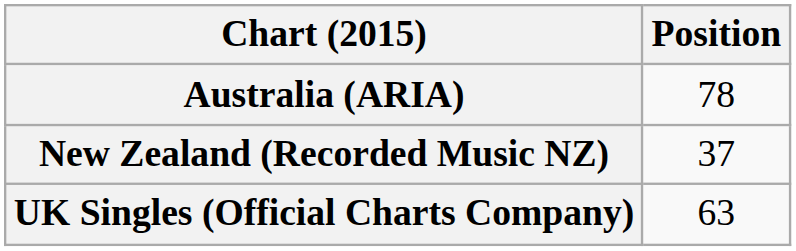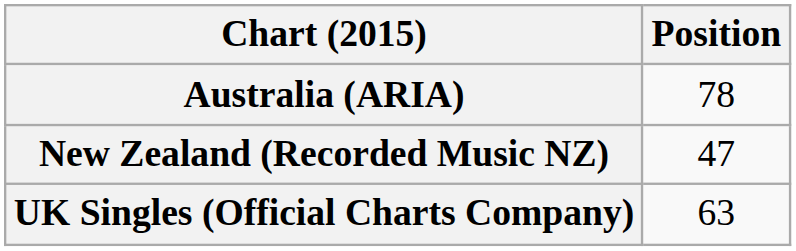(716, 153) 37 -> (716, 153) 47
